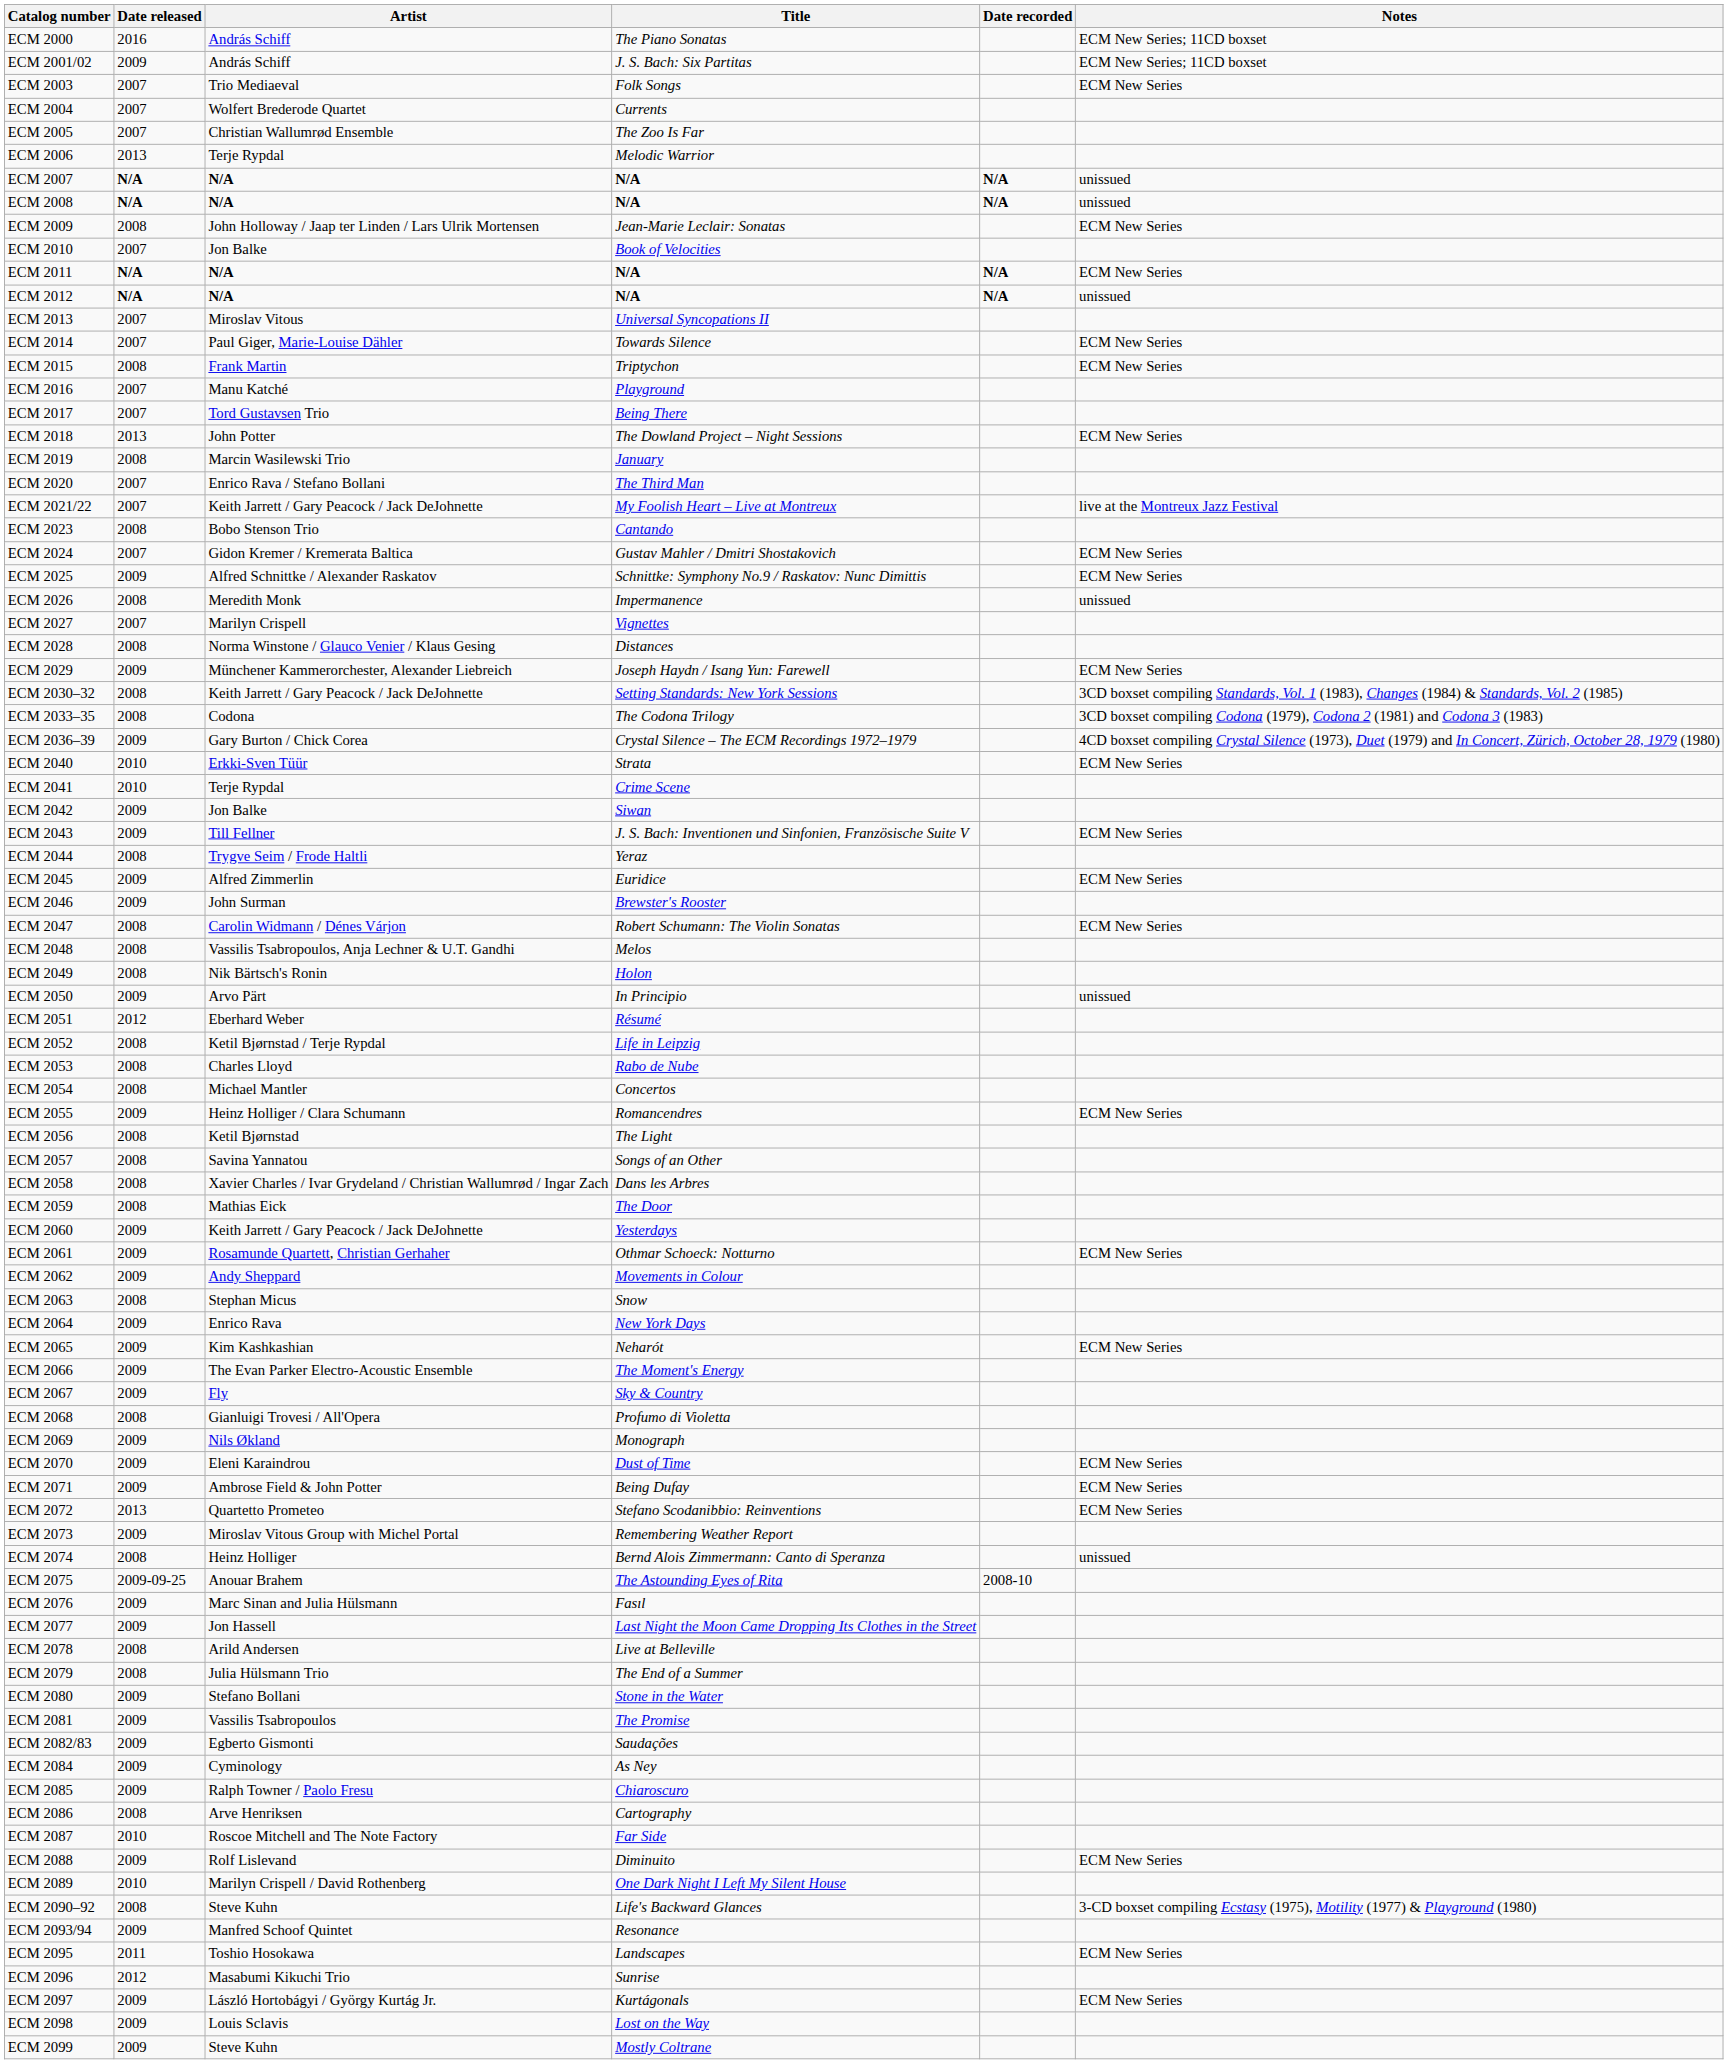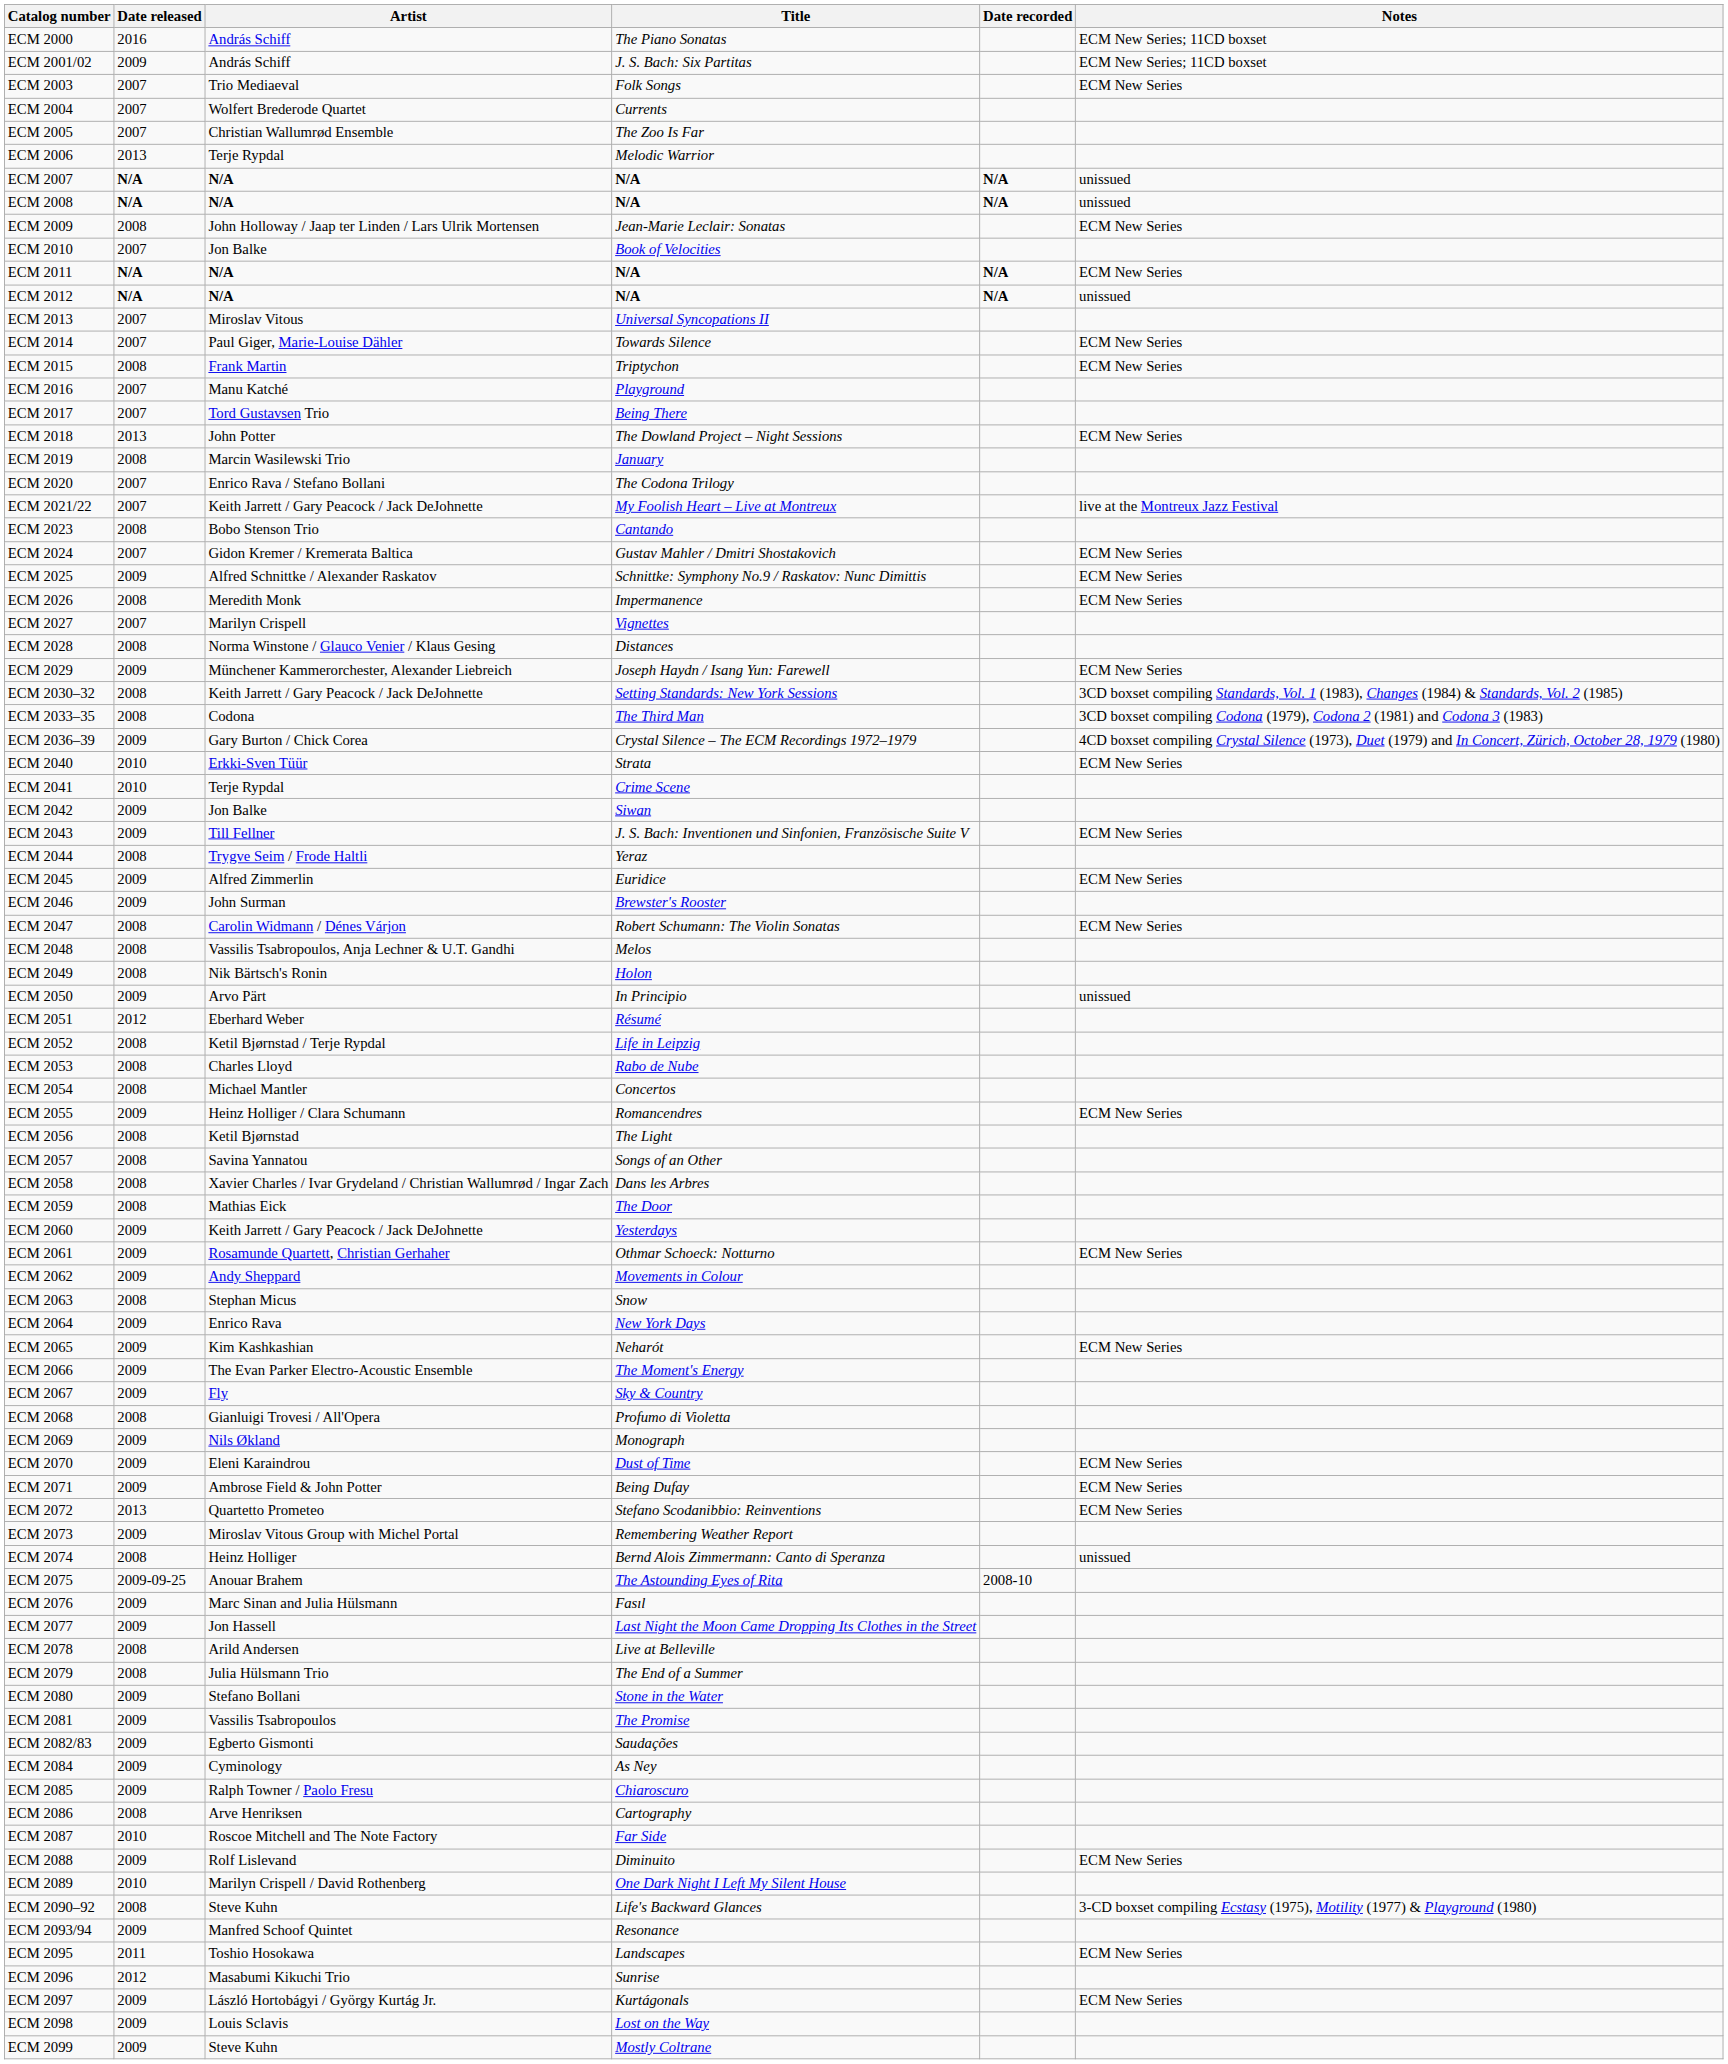(659, 483) The Third Man -> (674, 483) The Codona Trilogy
(1105, 599) unissued -> (1131, 599) ECM New Series
(674, 716) The Codona Trilogy -> (659, 716) The Third Man
